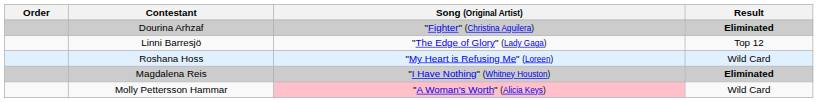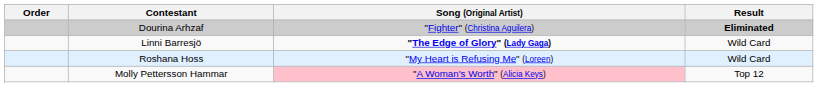(479, 43) normal -> (479, 43) bold
(749, 43) Top 12 -> (749, 43) Wild Card
- row: (171, 74)
(749, 90) Wild Card -> (749, 74) Top 12
